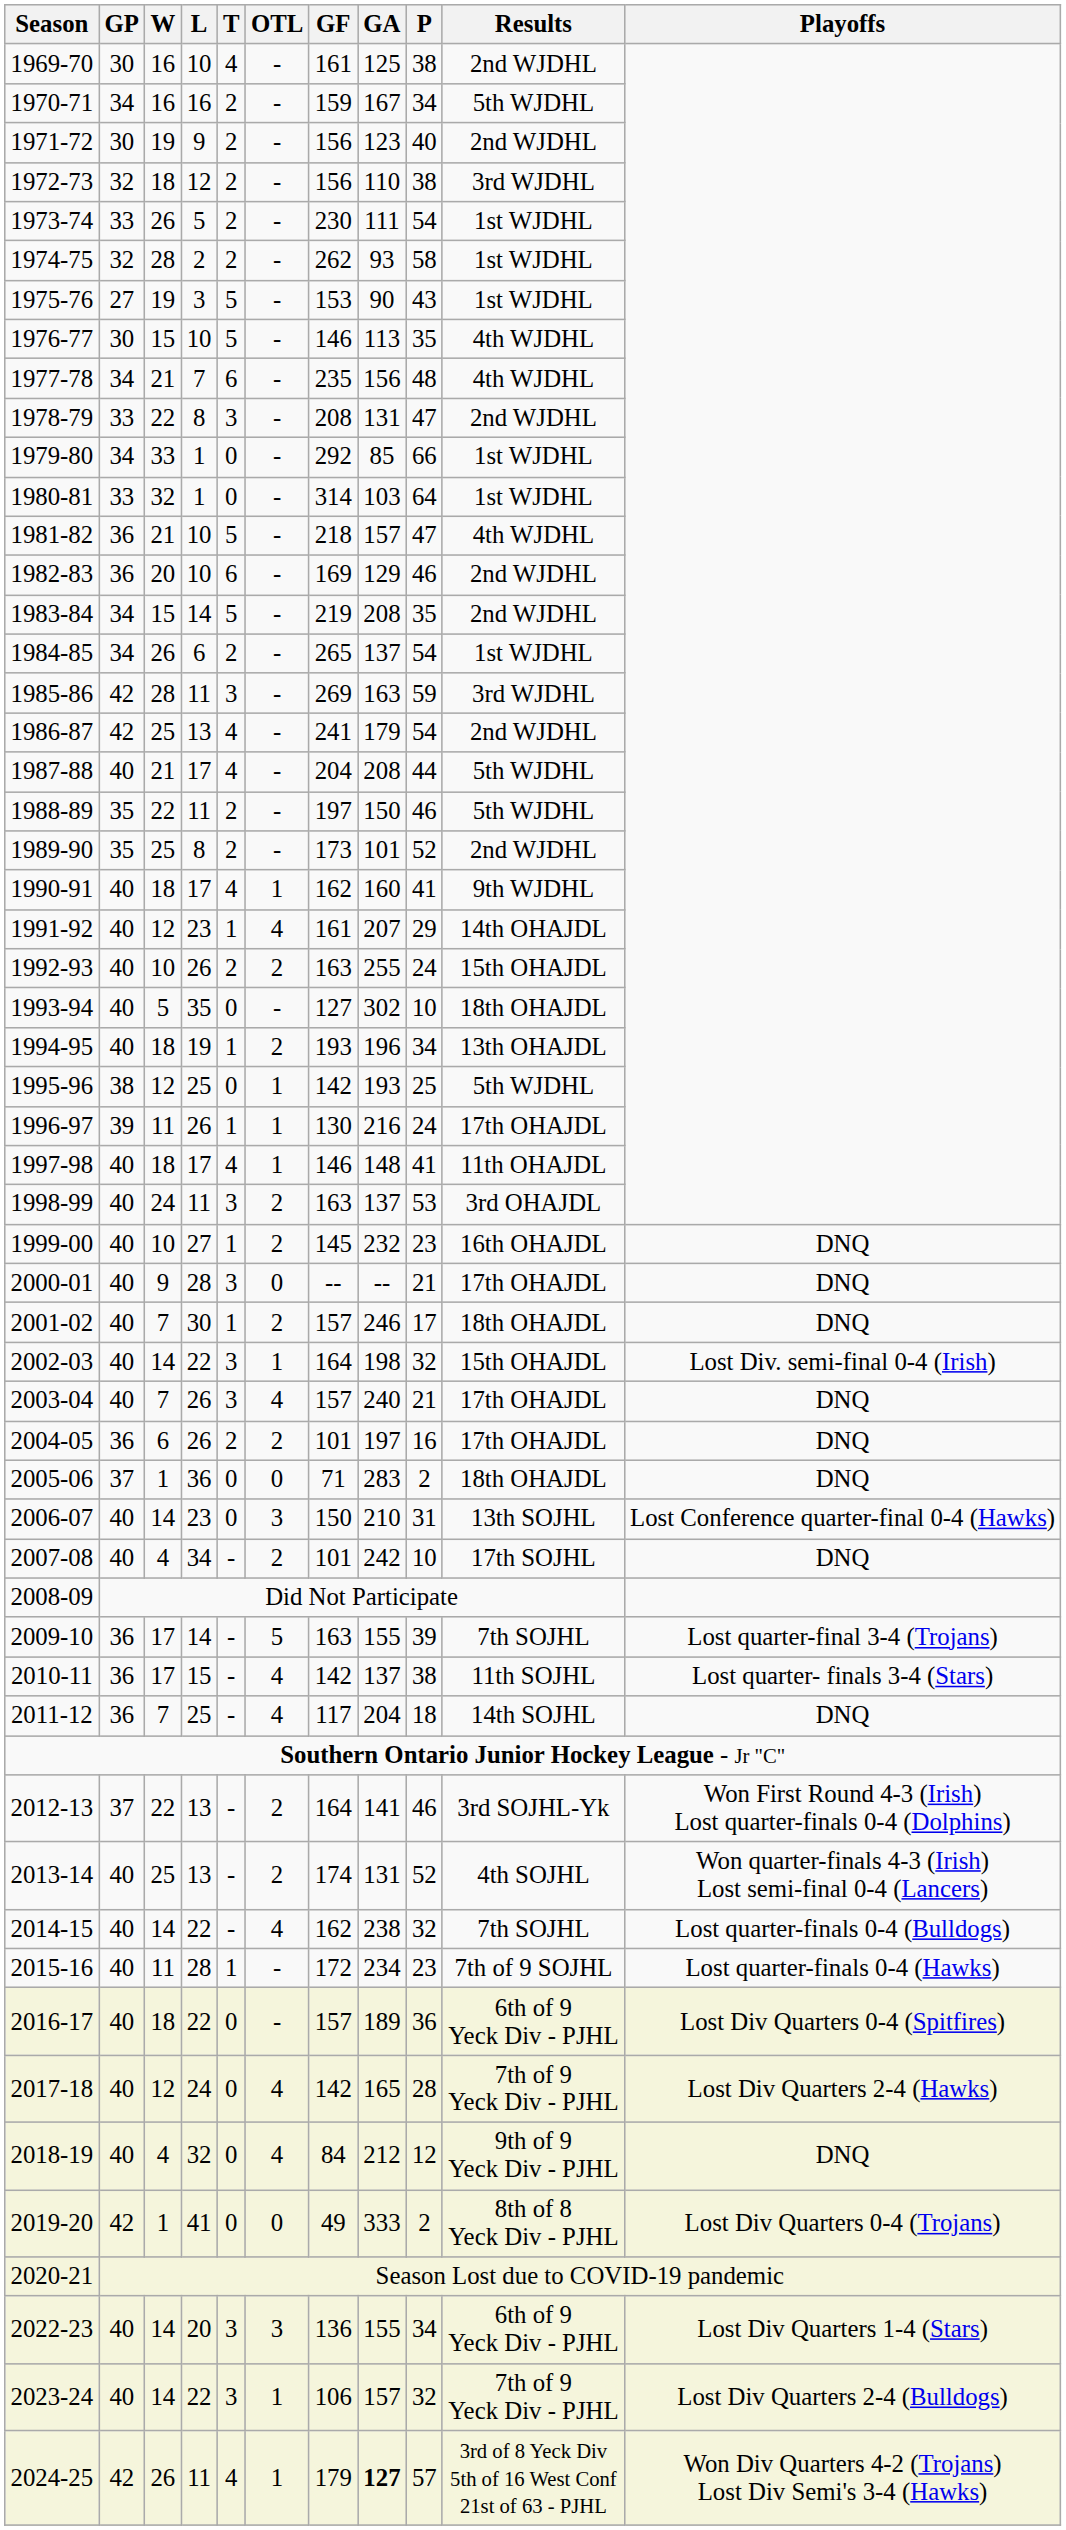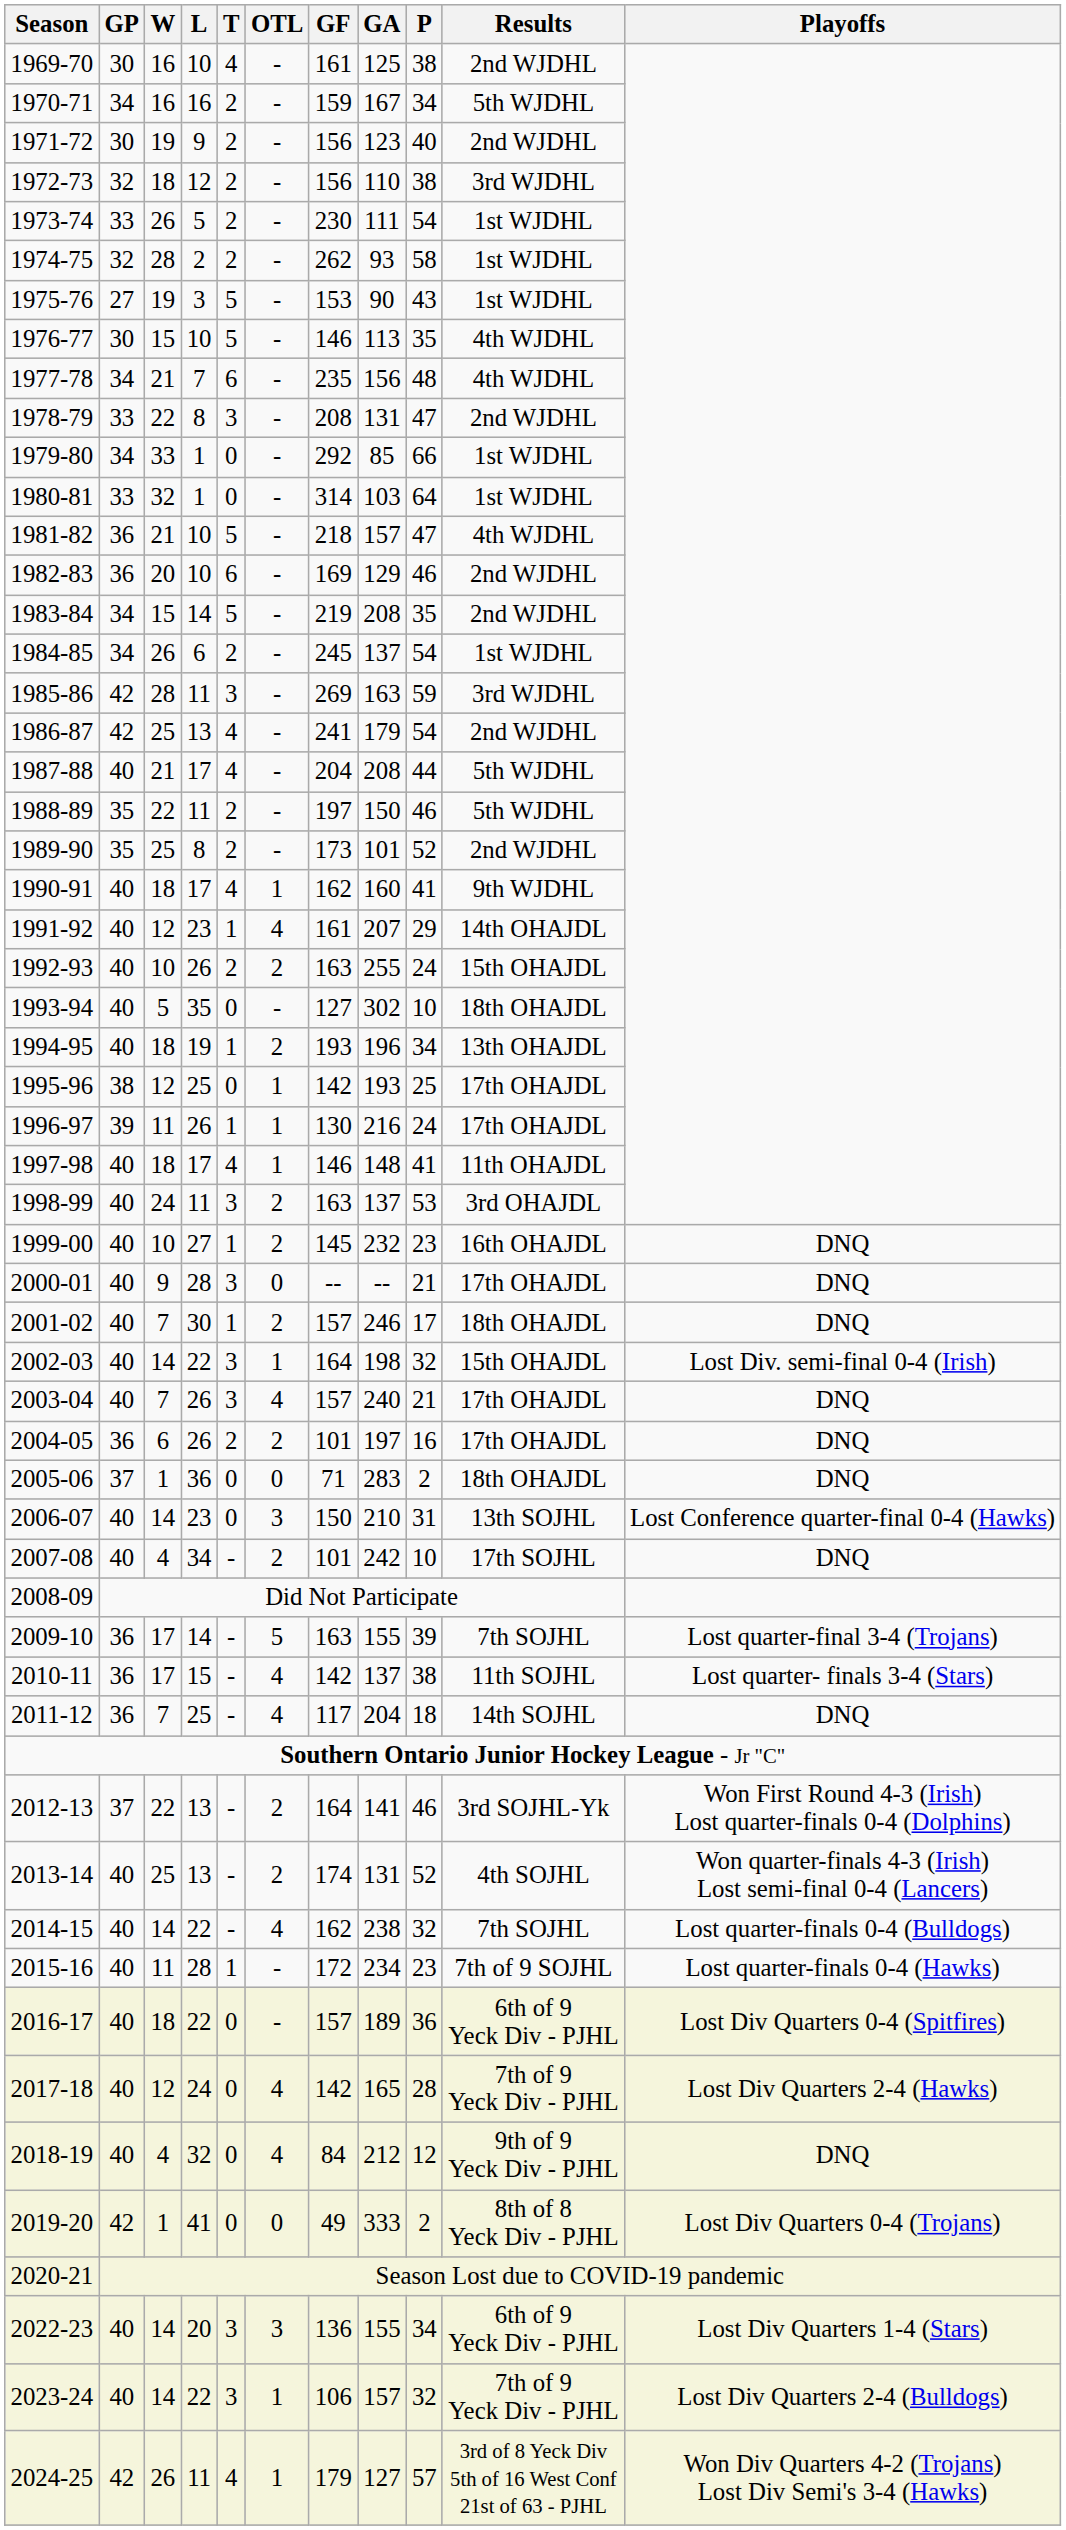(333, 653) 265 -> (333, 653) 245
(533, 1086) 5th WJDHL -> (533, 1086) 17th OHAJDL
(382, 2477) bold -> (382, 2477) normal
